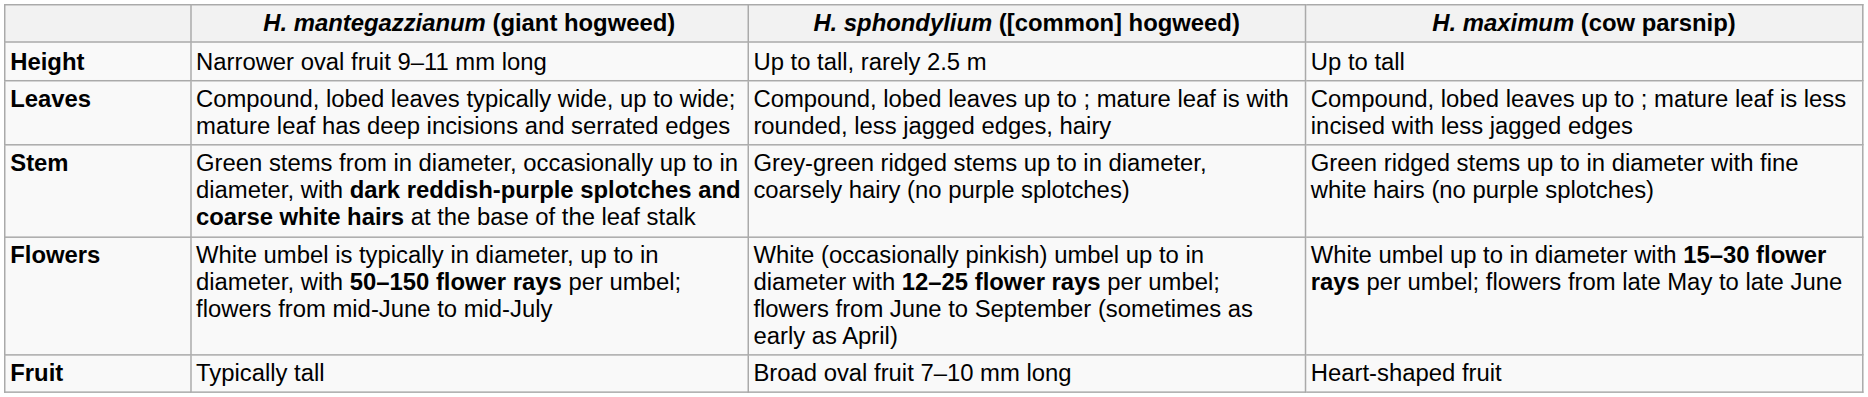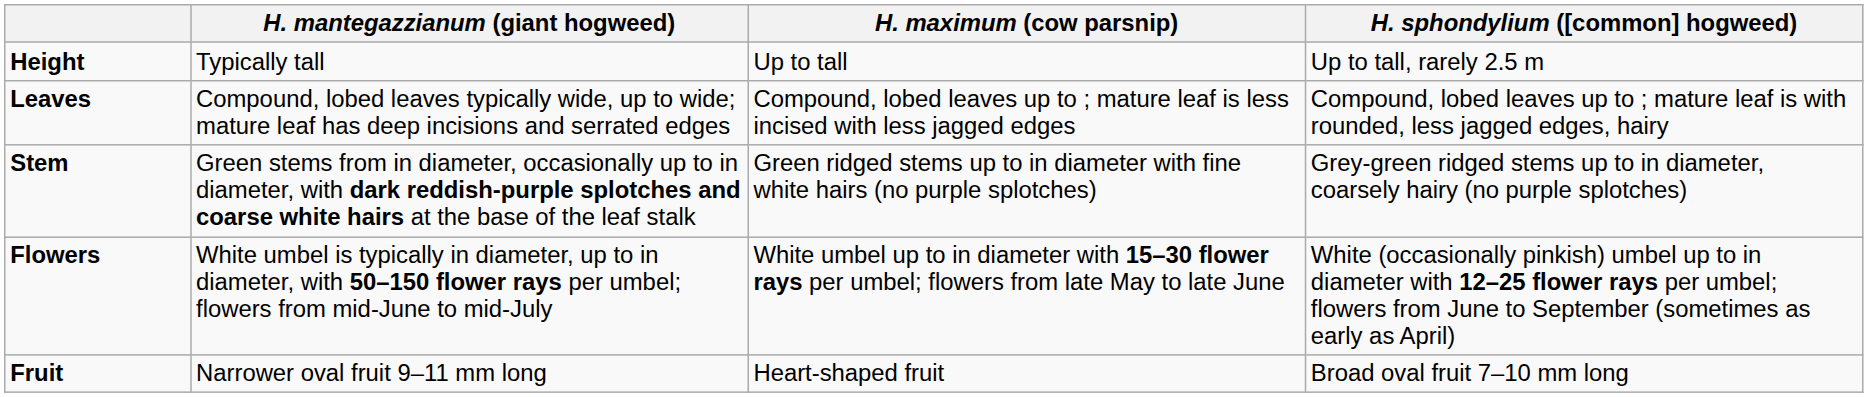columns swapped: (1584, 23) <-> (1027, 23)
(371, 61) Narrower oval fruit 9–11 mm long -> (260, 61) Typically tall
(260, 373) Typically tall -> (371, 373) Narrower oval fruit 9–11 mm long
